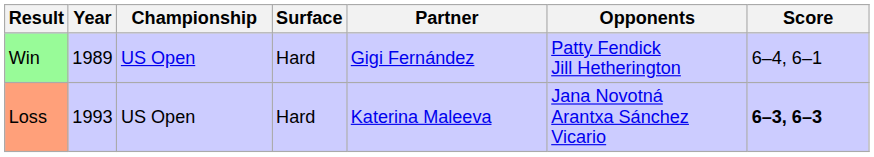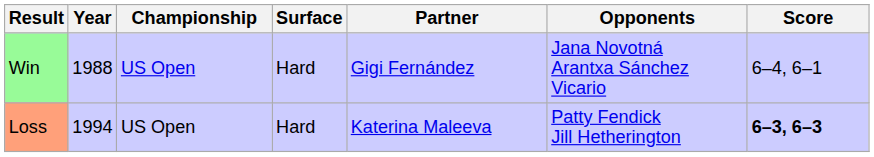(92, 57) 1989 -> (92, 67) 1988
(616, 57) Patty Fendick Jill Hetherington -> (620, 67) Jana Novotná Arantxa Sánchez Vicario
(92, 116) 1993 -> (92, 127) 1994
(620, 116) Jana Novotná Arantxa Sánchez Vicario -> (616, 127) Patty Fendick Jill Hetherington
